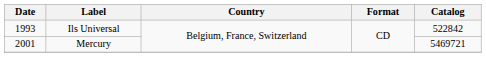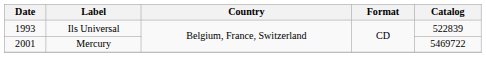(448, 28) 522842 -> (448, 28) 522839
(448, 44) 5469721 -> (448, 44) 5469722
